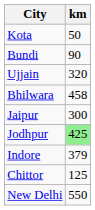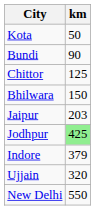rows swapped: (25, 174) <-> (23, 74)
(78, 94) 458 -> (78, 94) 150
(78, 114) 300 -> (78, 114) 203
